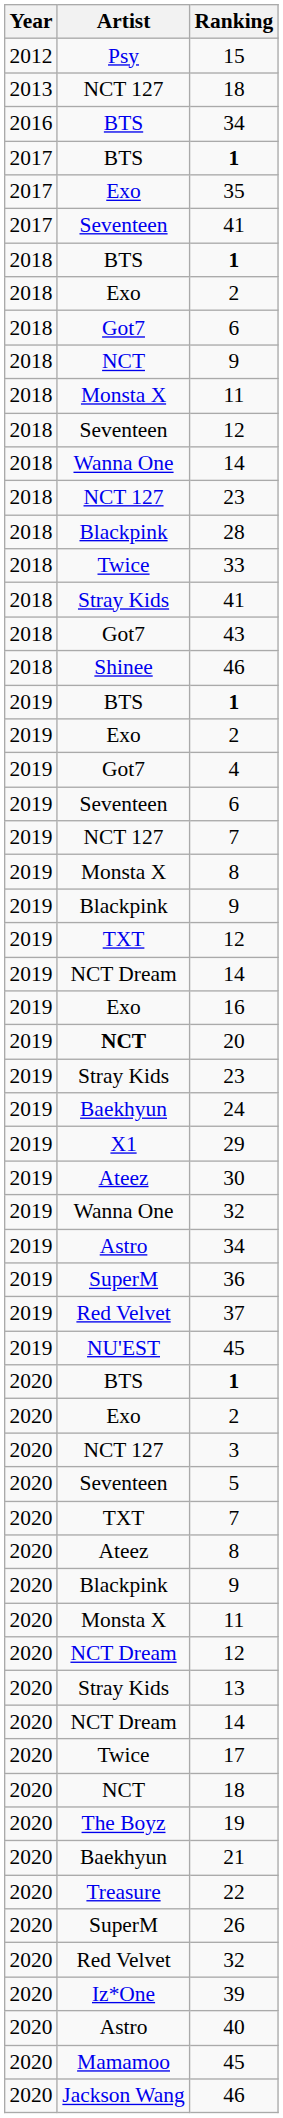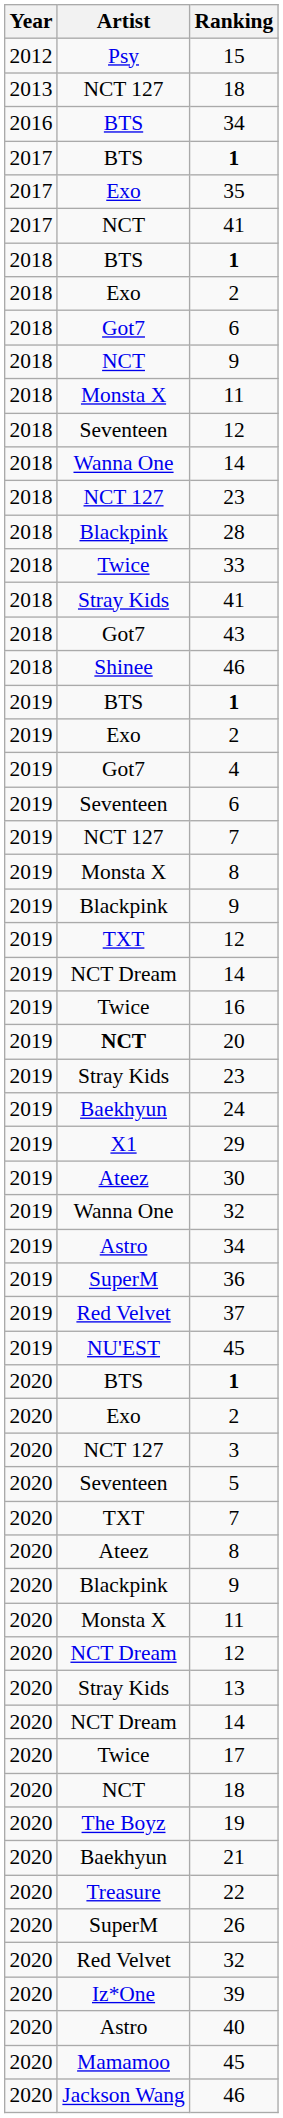(124, 225) Seventeen -> (124, 225) NCT
(124, 1007) Exo -> (124, 1007) Twice
